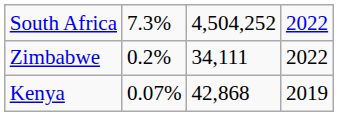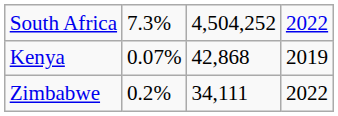rows swapped: (55, 57) <-> (37, 93)
